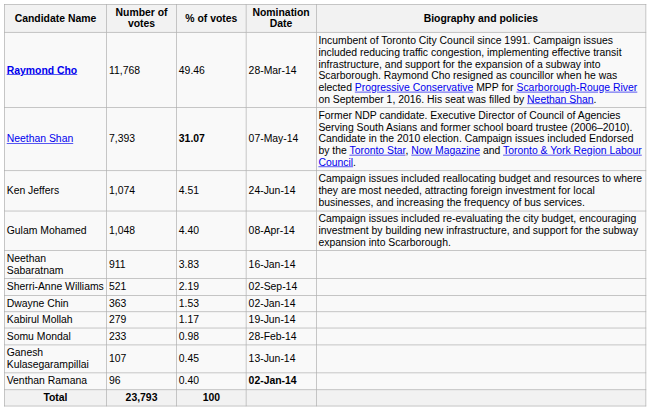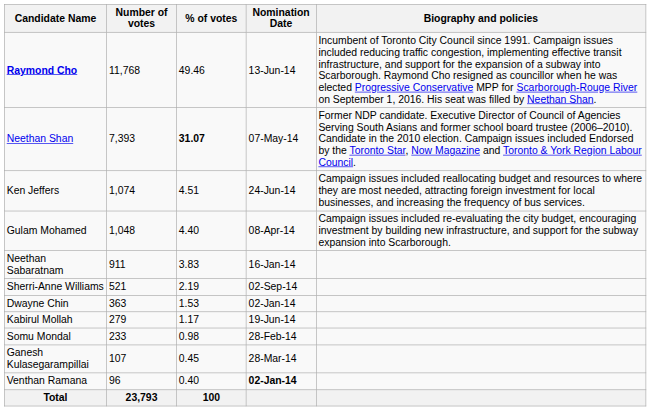(273, 70) 28-Mar-14 -> (272, 70) 13-Jun-14
(272, 359) 13-Jun-14 -> (273, 359) 28-Mar-14
